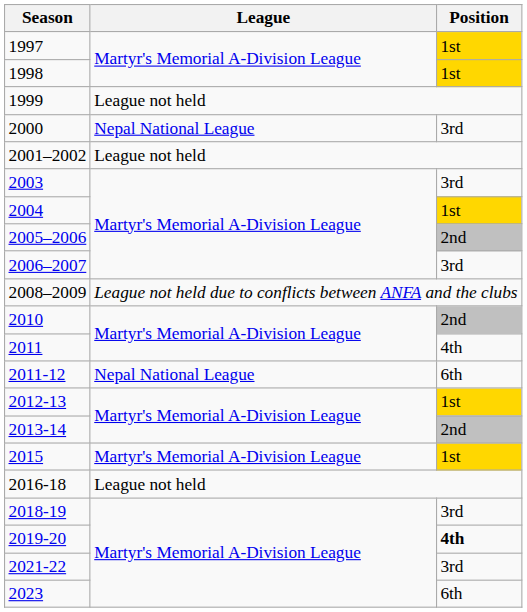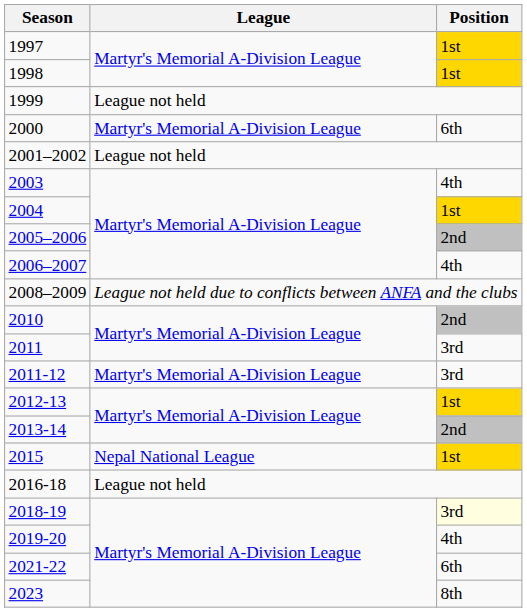(174, 127) Nepal National League -> (228, 127) Martyr's Memorial A-Division League
(452, 127) 3rd -> (451, 127) 6th
(452, 182) 3rd -> (451, 182) 4th
(452, 264) 3rd -> (451, 264) 4th
(451, 347) 4th -> (452, 347) 3rd
(174, 374) Nepal National League -> (228, 374) Martyr's Memorial A-Division League
(451, 374) 6th -> (452, 374) 3rd
(228, 456) Martyr's Memorial A-Division League -> (174, 456) Nepal National League
(452, 511) no background -> (452, 511) lightyellow background
(452, 538) bold -> (451, 538) normal
(452, 566) 3rd -> (451, 566) 6th
(451, 593) 6th -> (451, 593) 8th
